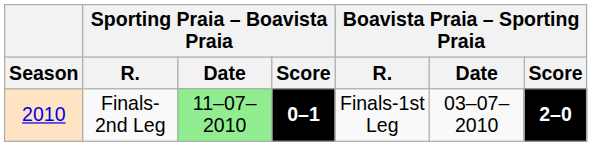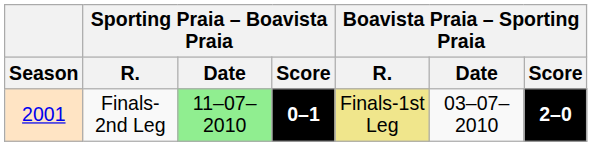(44, 114) 2010 -> (44, 114) 2001
(382, 114) no background -> (382, 114) khaki background
